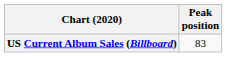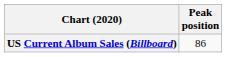(200, 43) 83 -> (200, 43) 86
